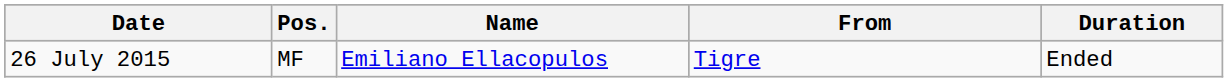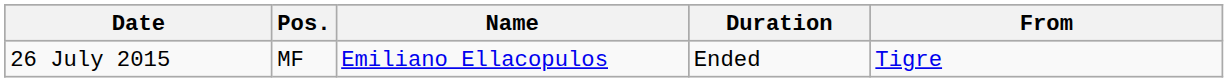columns swapped: (865, 23) <-> (1132, 23)
